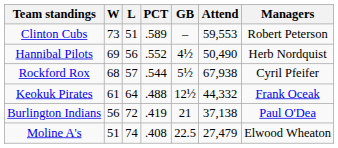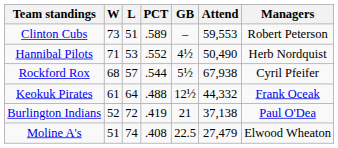(113, 53) 69 -> (113, 53) 71
(131, 53) 56 -> (131, 53) 53
(113, 113) 56 -> (113, 113) 52
